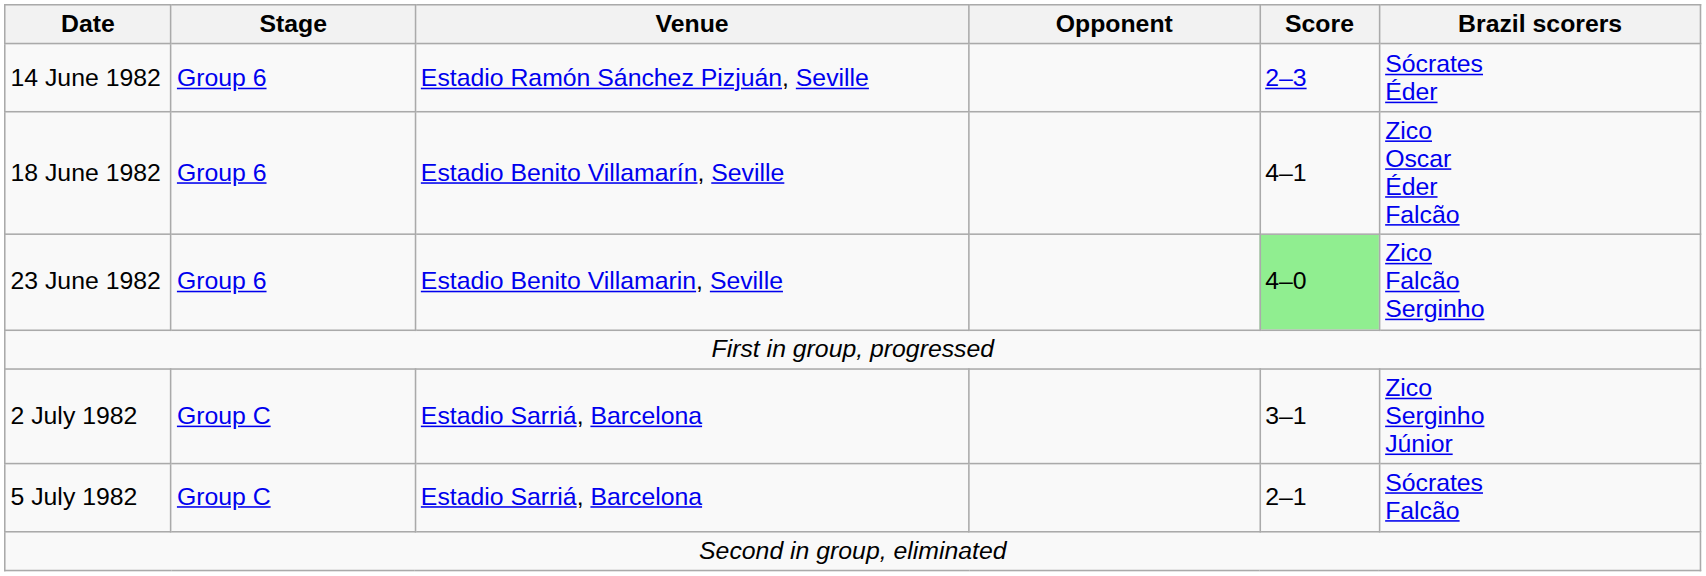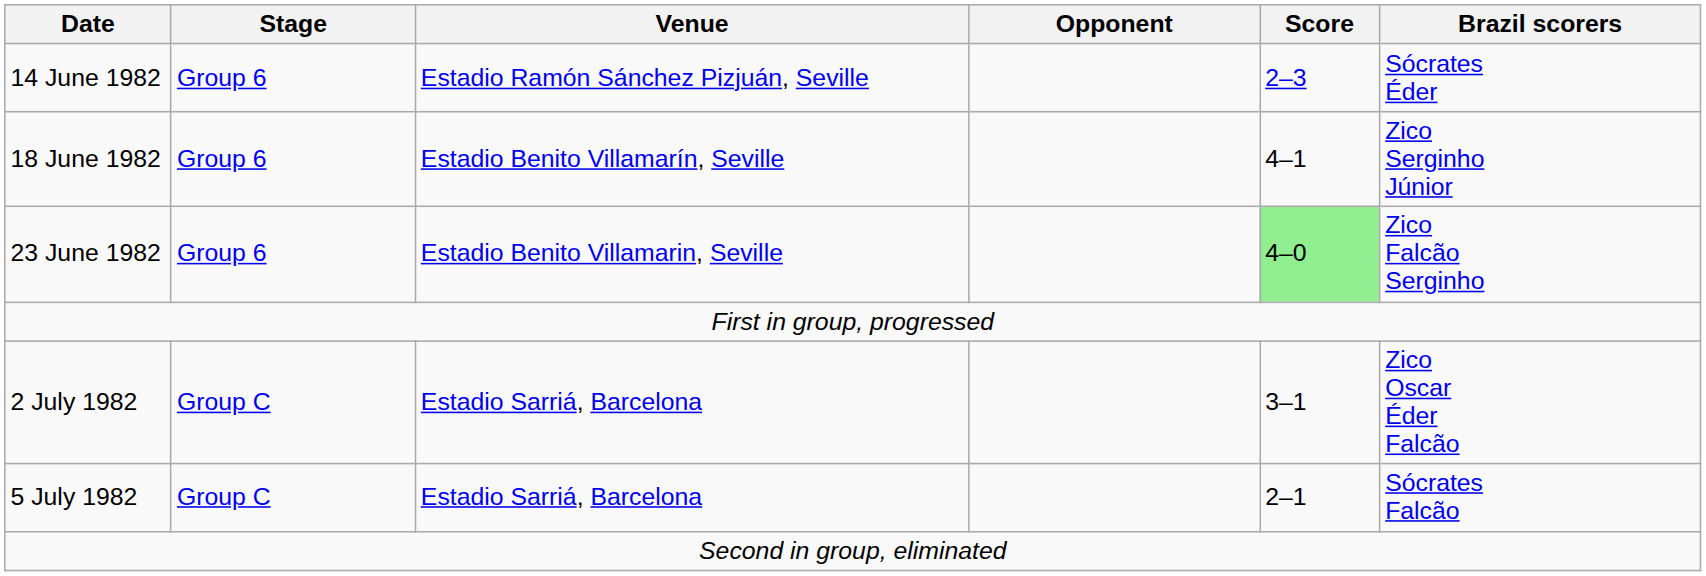(1422, 172) Zico Oscar Éder Falcão -> (1435, 158) Zico Serginho Júnior
(1435, 416) Zico Serginho Júnior -> (1422, 402) Zico Oscar Éder Falcão
